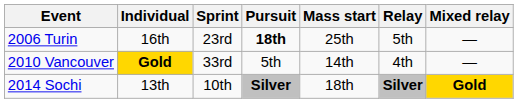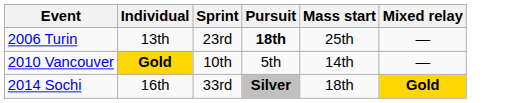- column: (403, 16)
(155, 39) 16th -> (155, 39) 13th
(217, 62) 33rd -> (217, 62) 10th
(155, 86) 13th -> (155, 86) 16th
(217, 86) 10th -> (217, 86) 33rd
